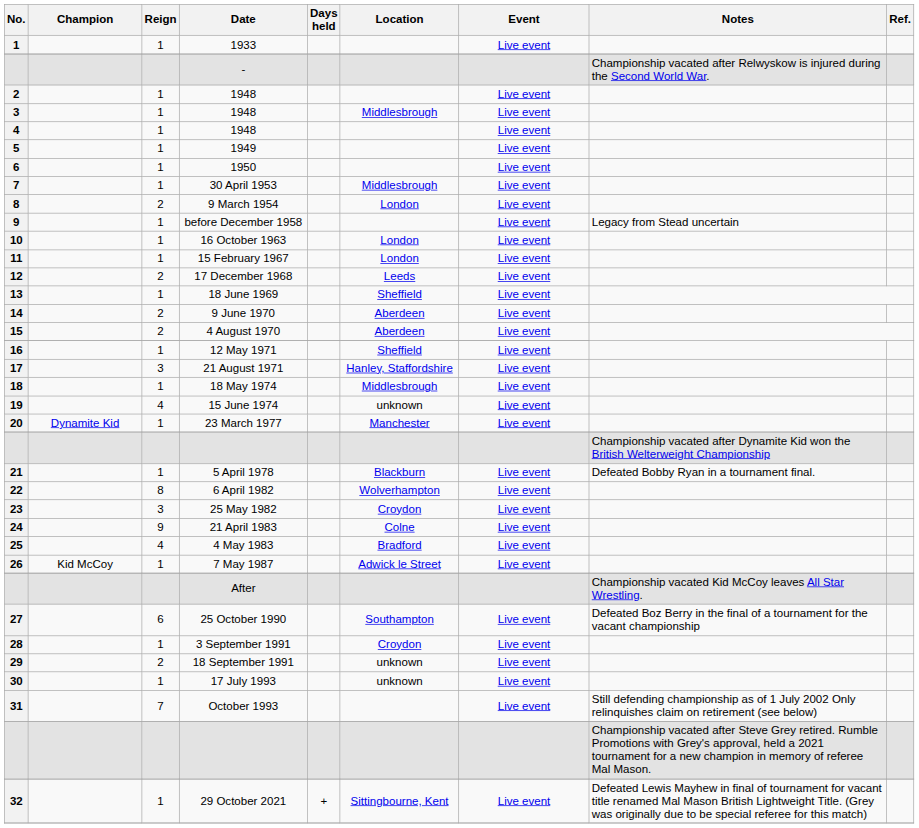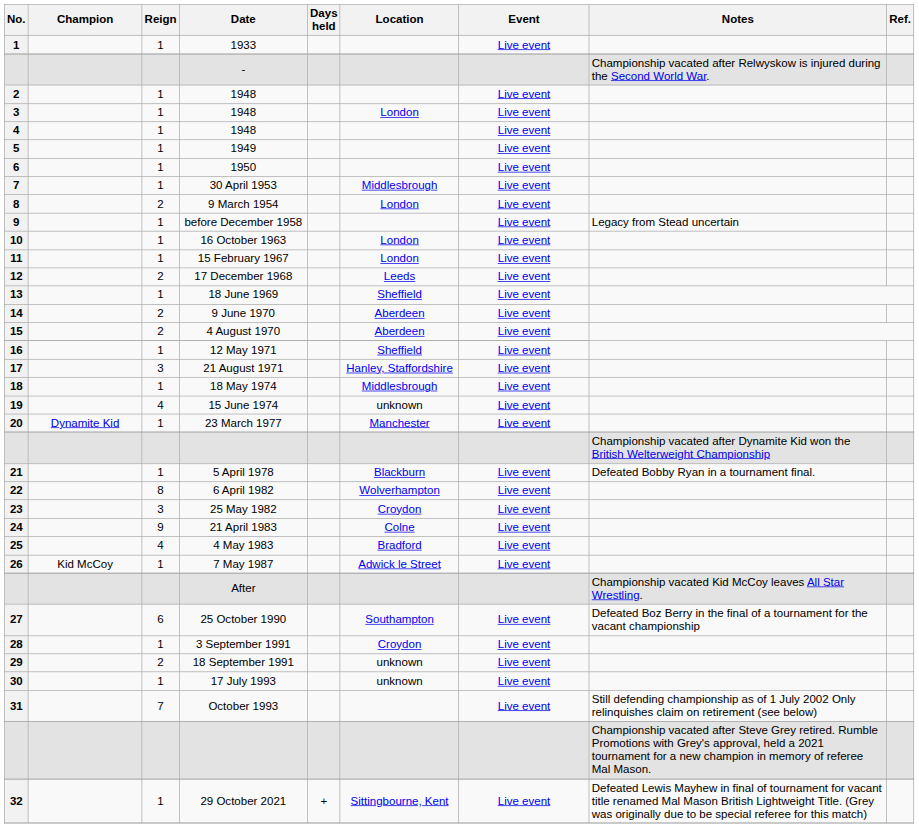(400, 112) Middlesbrough -> (400, 112) London
